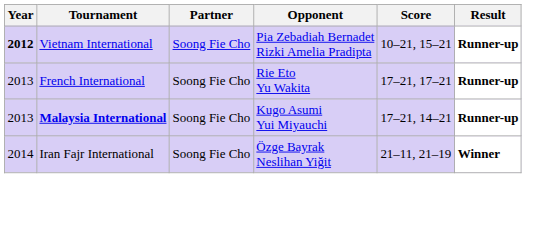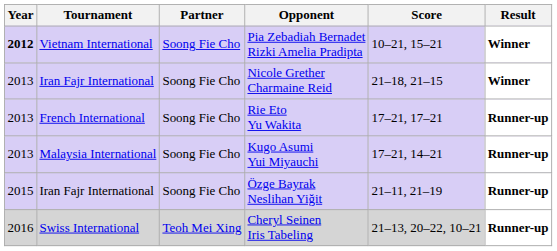(488, 44) Runner-up -> (509, 44) Winner
+ row: (290, 81)
(103, 117) bold -> (98, 154) normal
(20, 154) 2014 -> (20, 191) 2015
(479, 154) Winner -> (518, 191) Runner-up
+ row: (284, 227)
